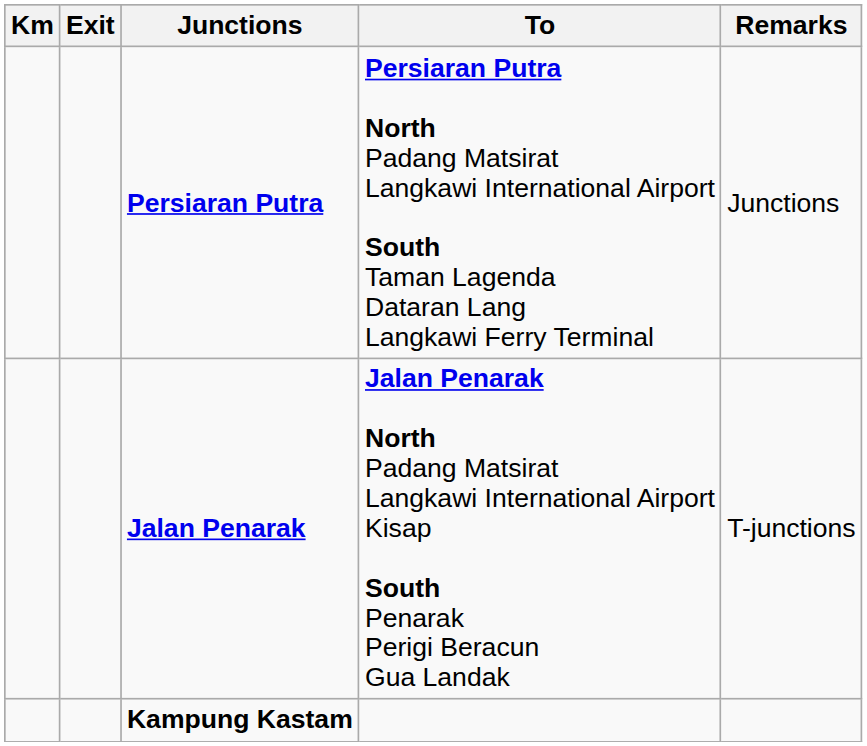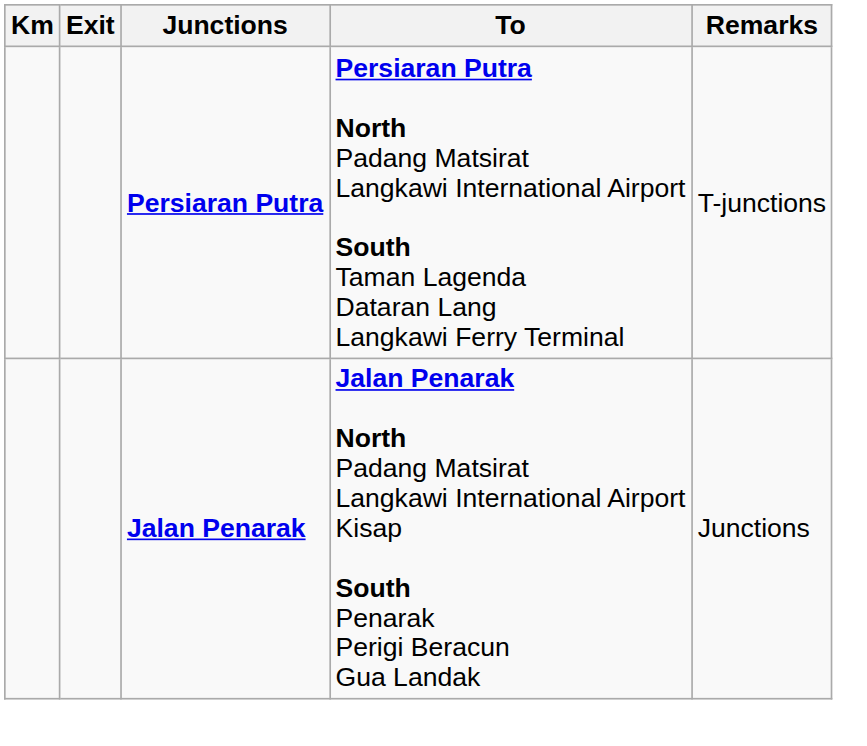(783, 202) Junctions -> (762, 202) T-junctions
(791, 528) T-junctions -> (754, 528) Junctions
- row: (240, 719)
